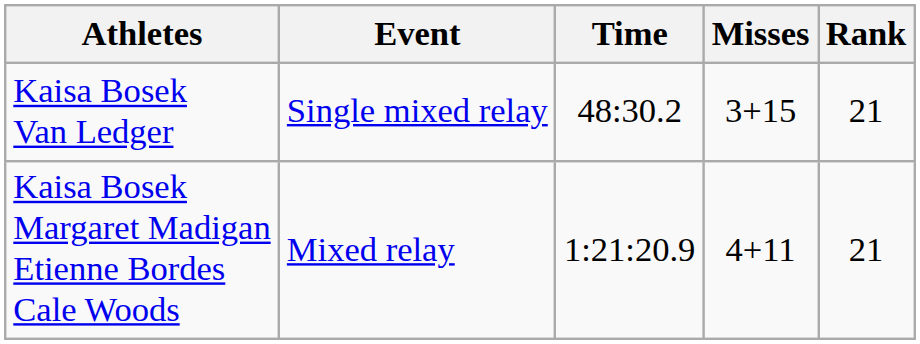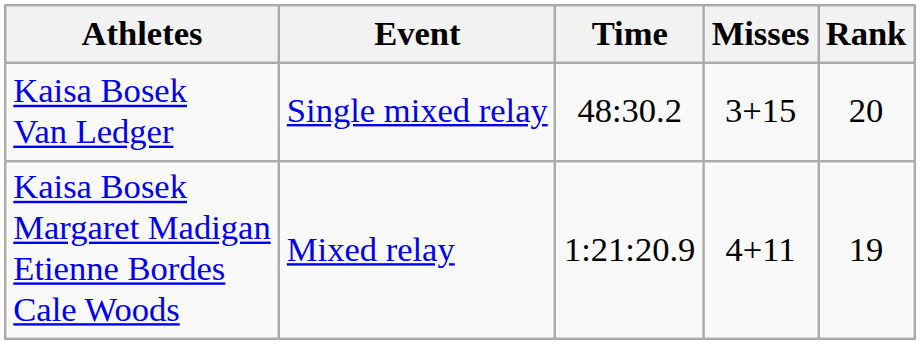(866, 110) 21 -> (866, 110) 20
(866, 249) 21 -> (866, 249) 19
